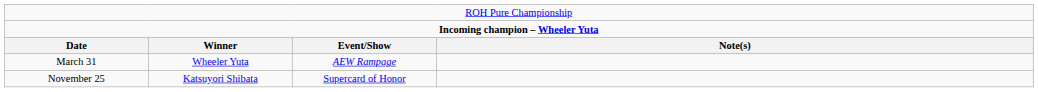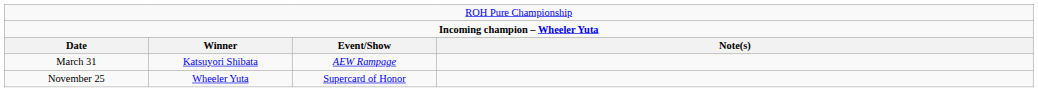(220, 62) Wheeler Yuta -> (220, 62) Katsuyori Shibata
(220, 78) Katsuyori Shibata -> (220, 78) Wheeler Yuta
